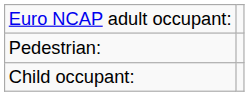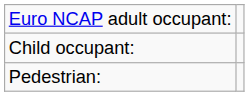rows swapped: (72, 76) <-> (55, 47)
